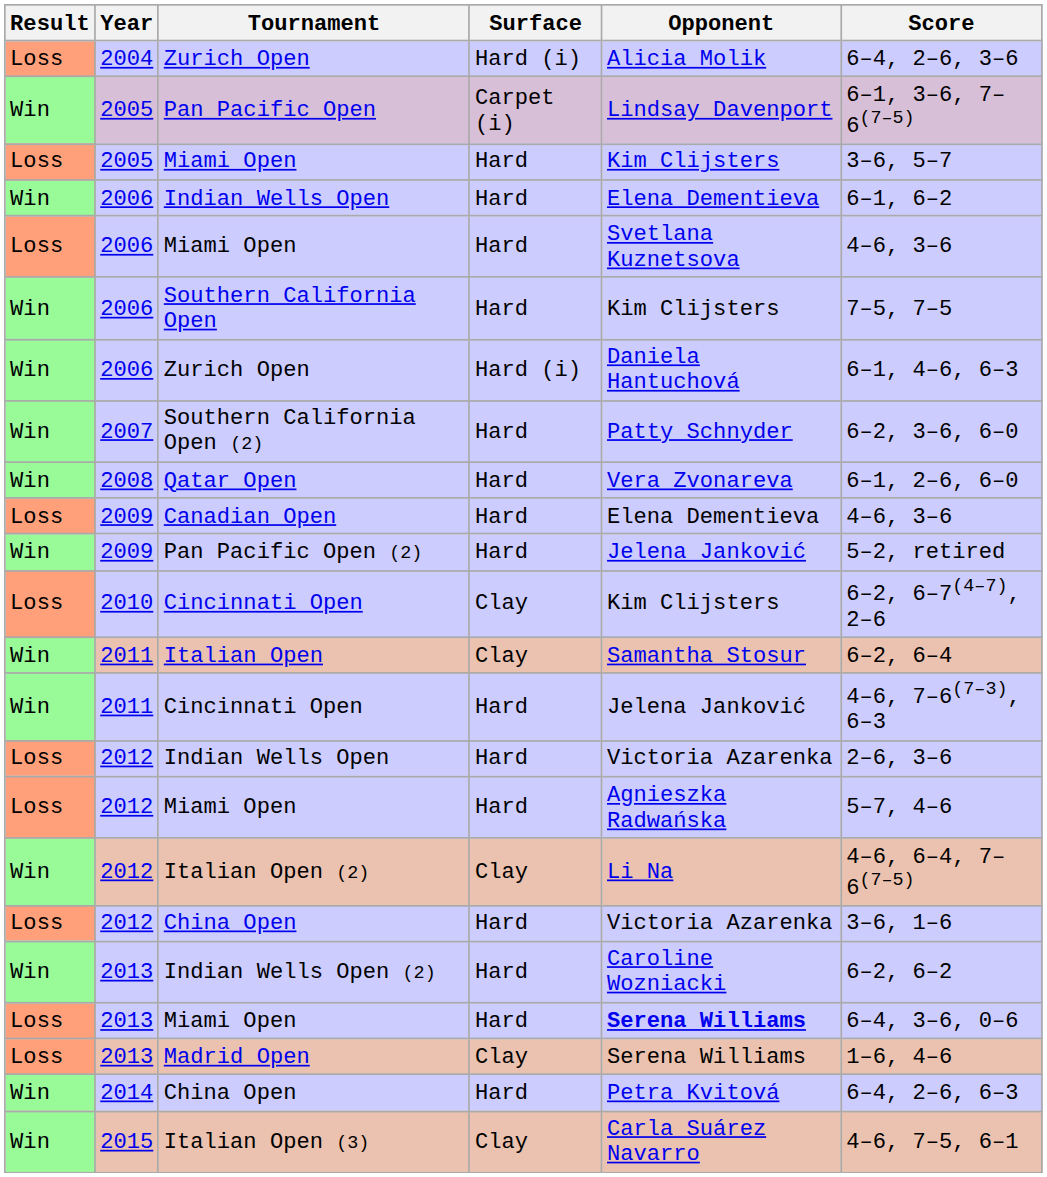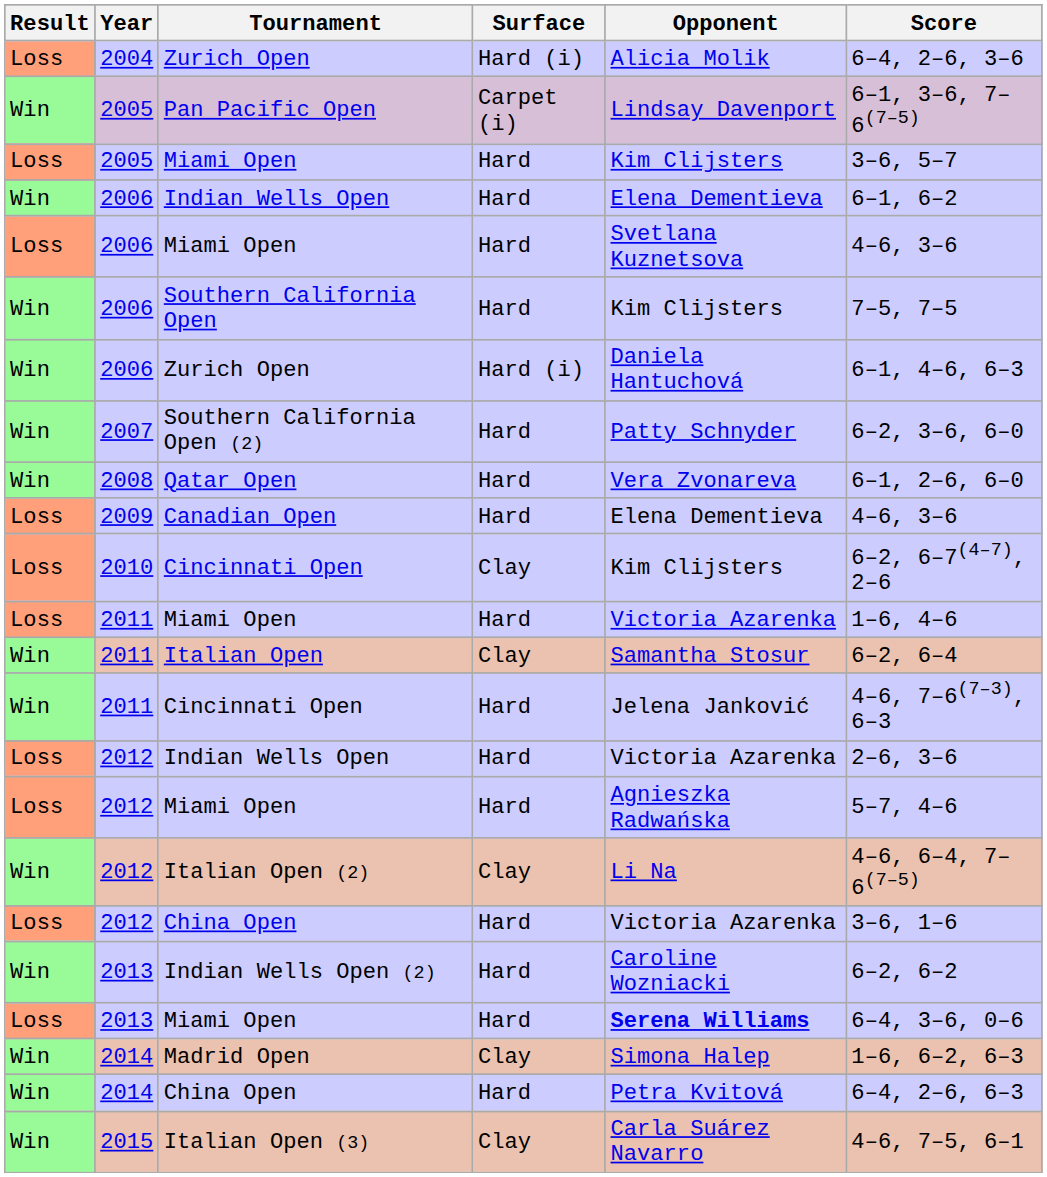- row: (127, 552)
+ row: (127, 619)
- row: (127, 1057)
+ row: (127, 1057)
